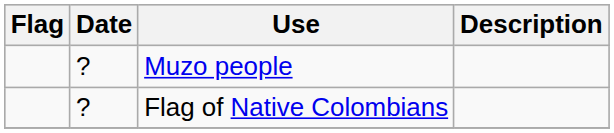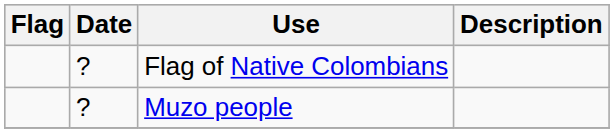rows swapped: (296, 107) <-> (218, 66)
